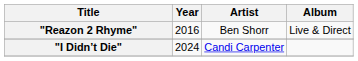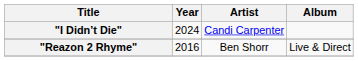rows swapped: (88, 30) <-> (88, 47)
